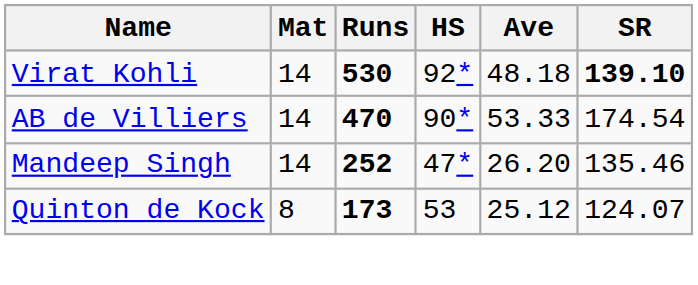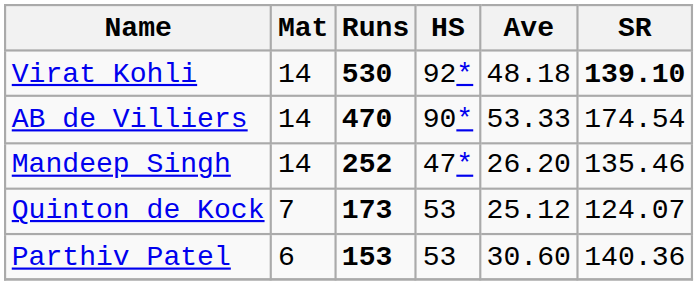(286, 211) 8 -> (286, 211) 7
+ row: (121, 257)
